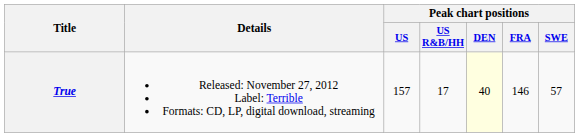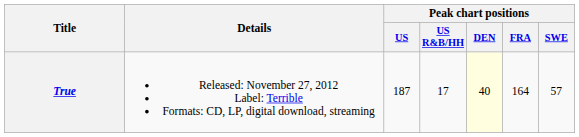(402, 92) 157 -> (402, 92) 187
(520, 92) 146 -> (520, 92) 164
